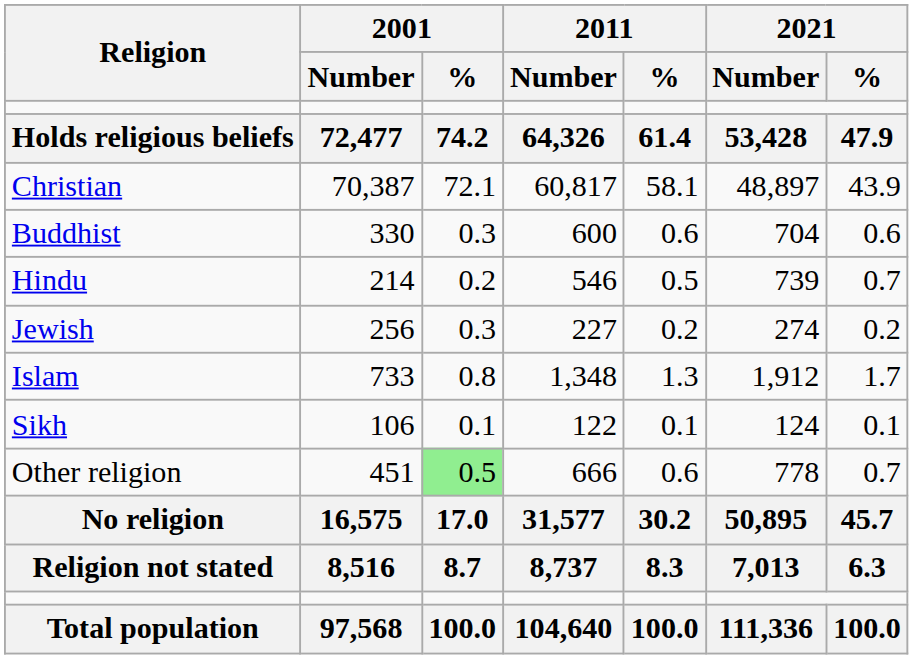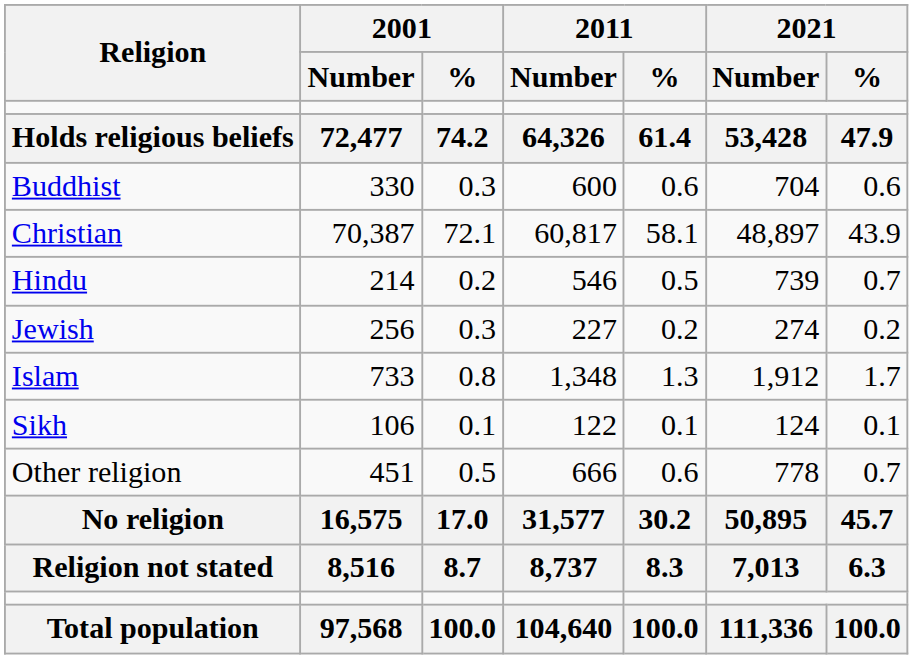rows swapped: (67, 185) <-> (66, 233)
(477, 471) lightgreen background -> (477, 471) no background
